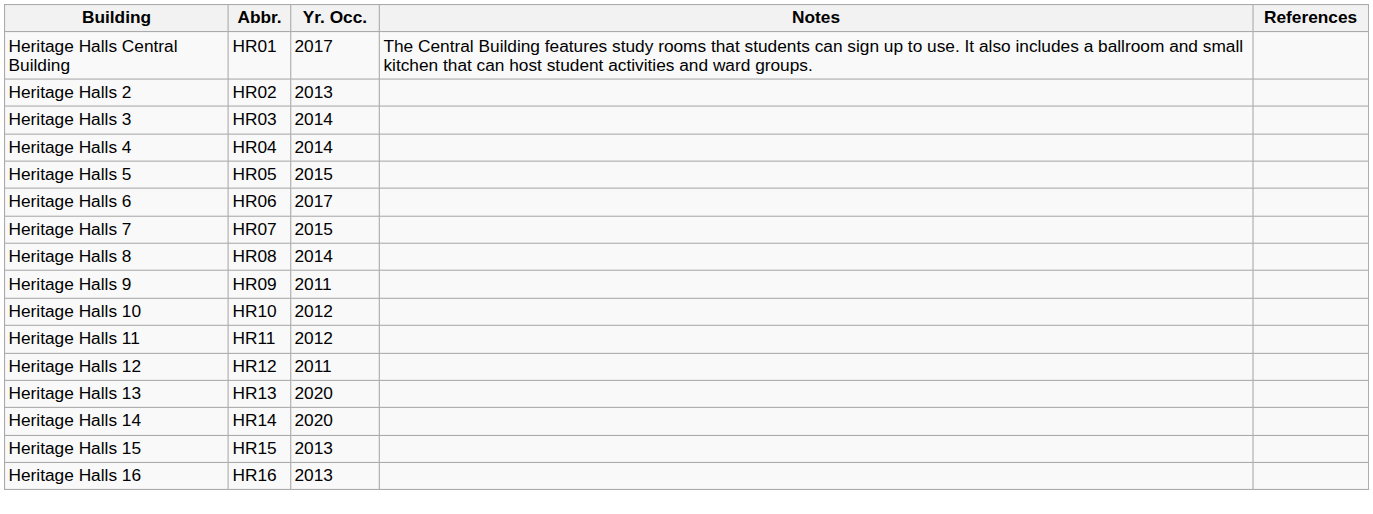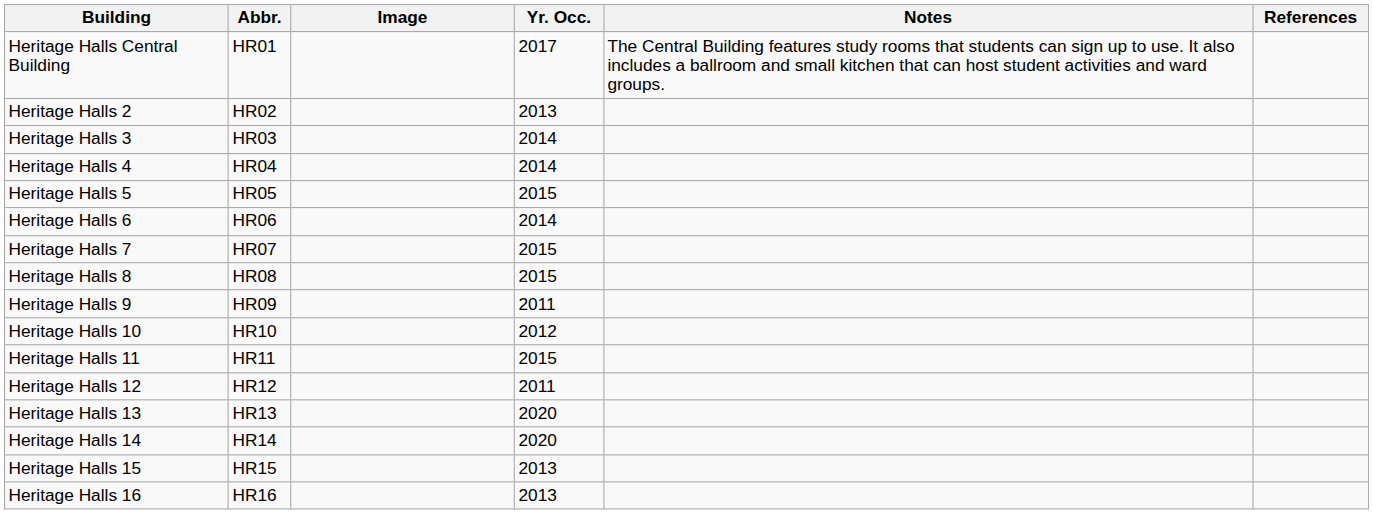+ column: (402, 18)
(314, 202) 2017 -> (538, 221) 2014
(314, 256) 2014 -> (538, 276) 2015
(314, 339) 2012 -> (538, 358) 2015
